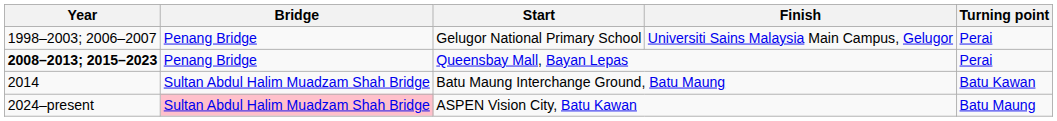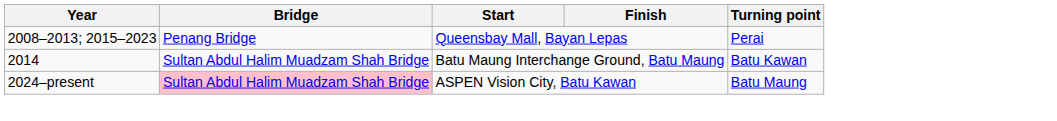- row: (539, 37)
(82, 60) bold -> (82, 37) normal
